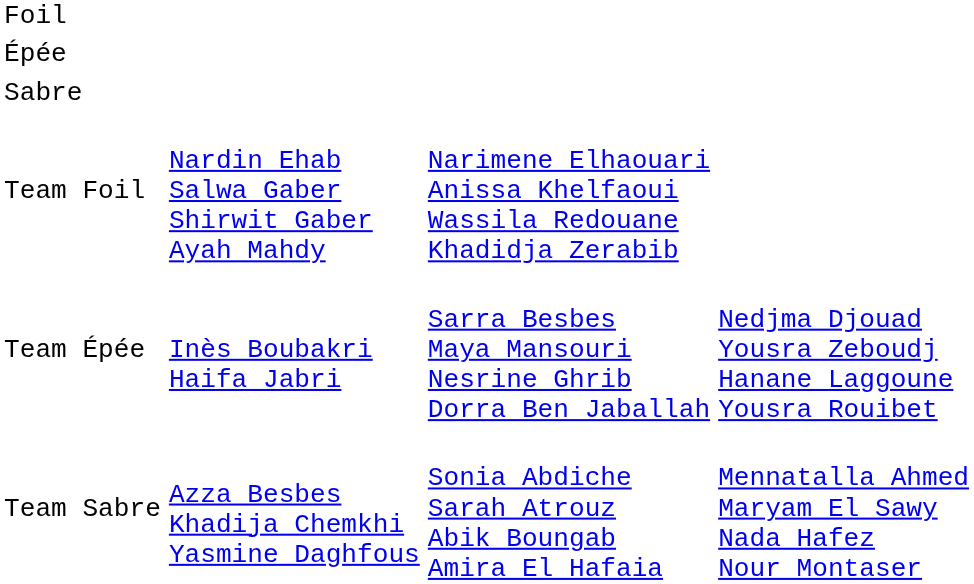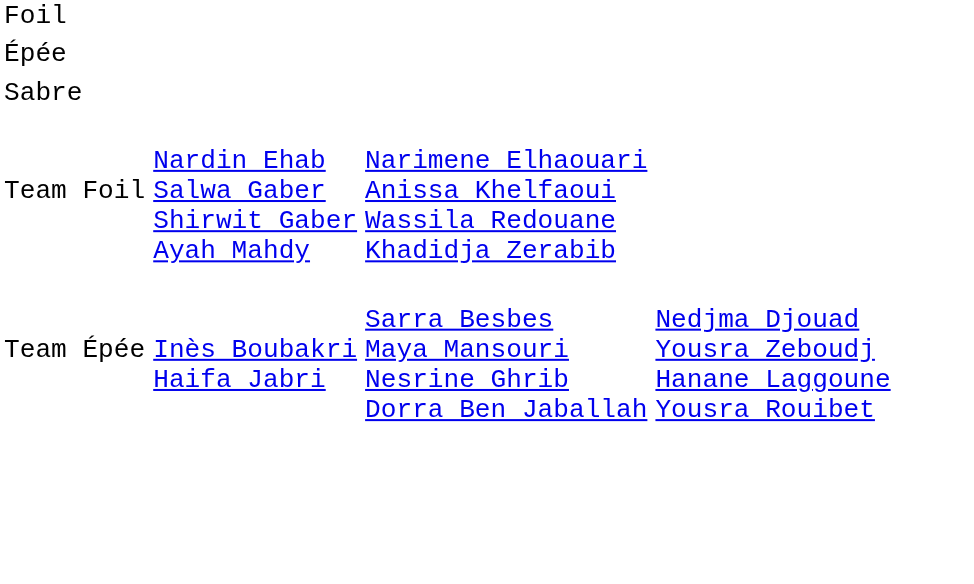- row: (82, 509)
